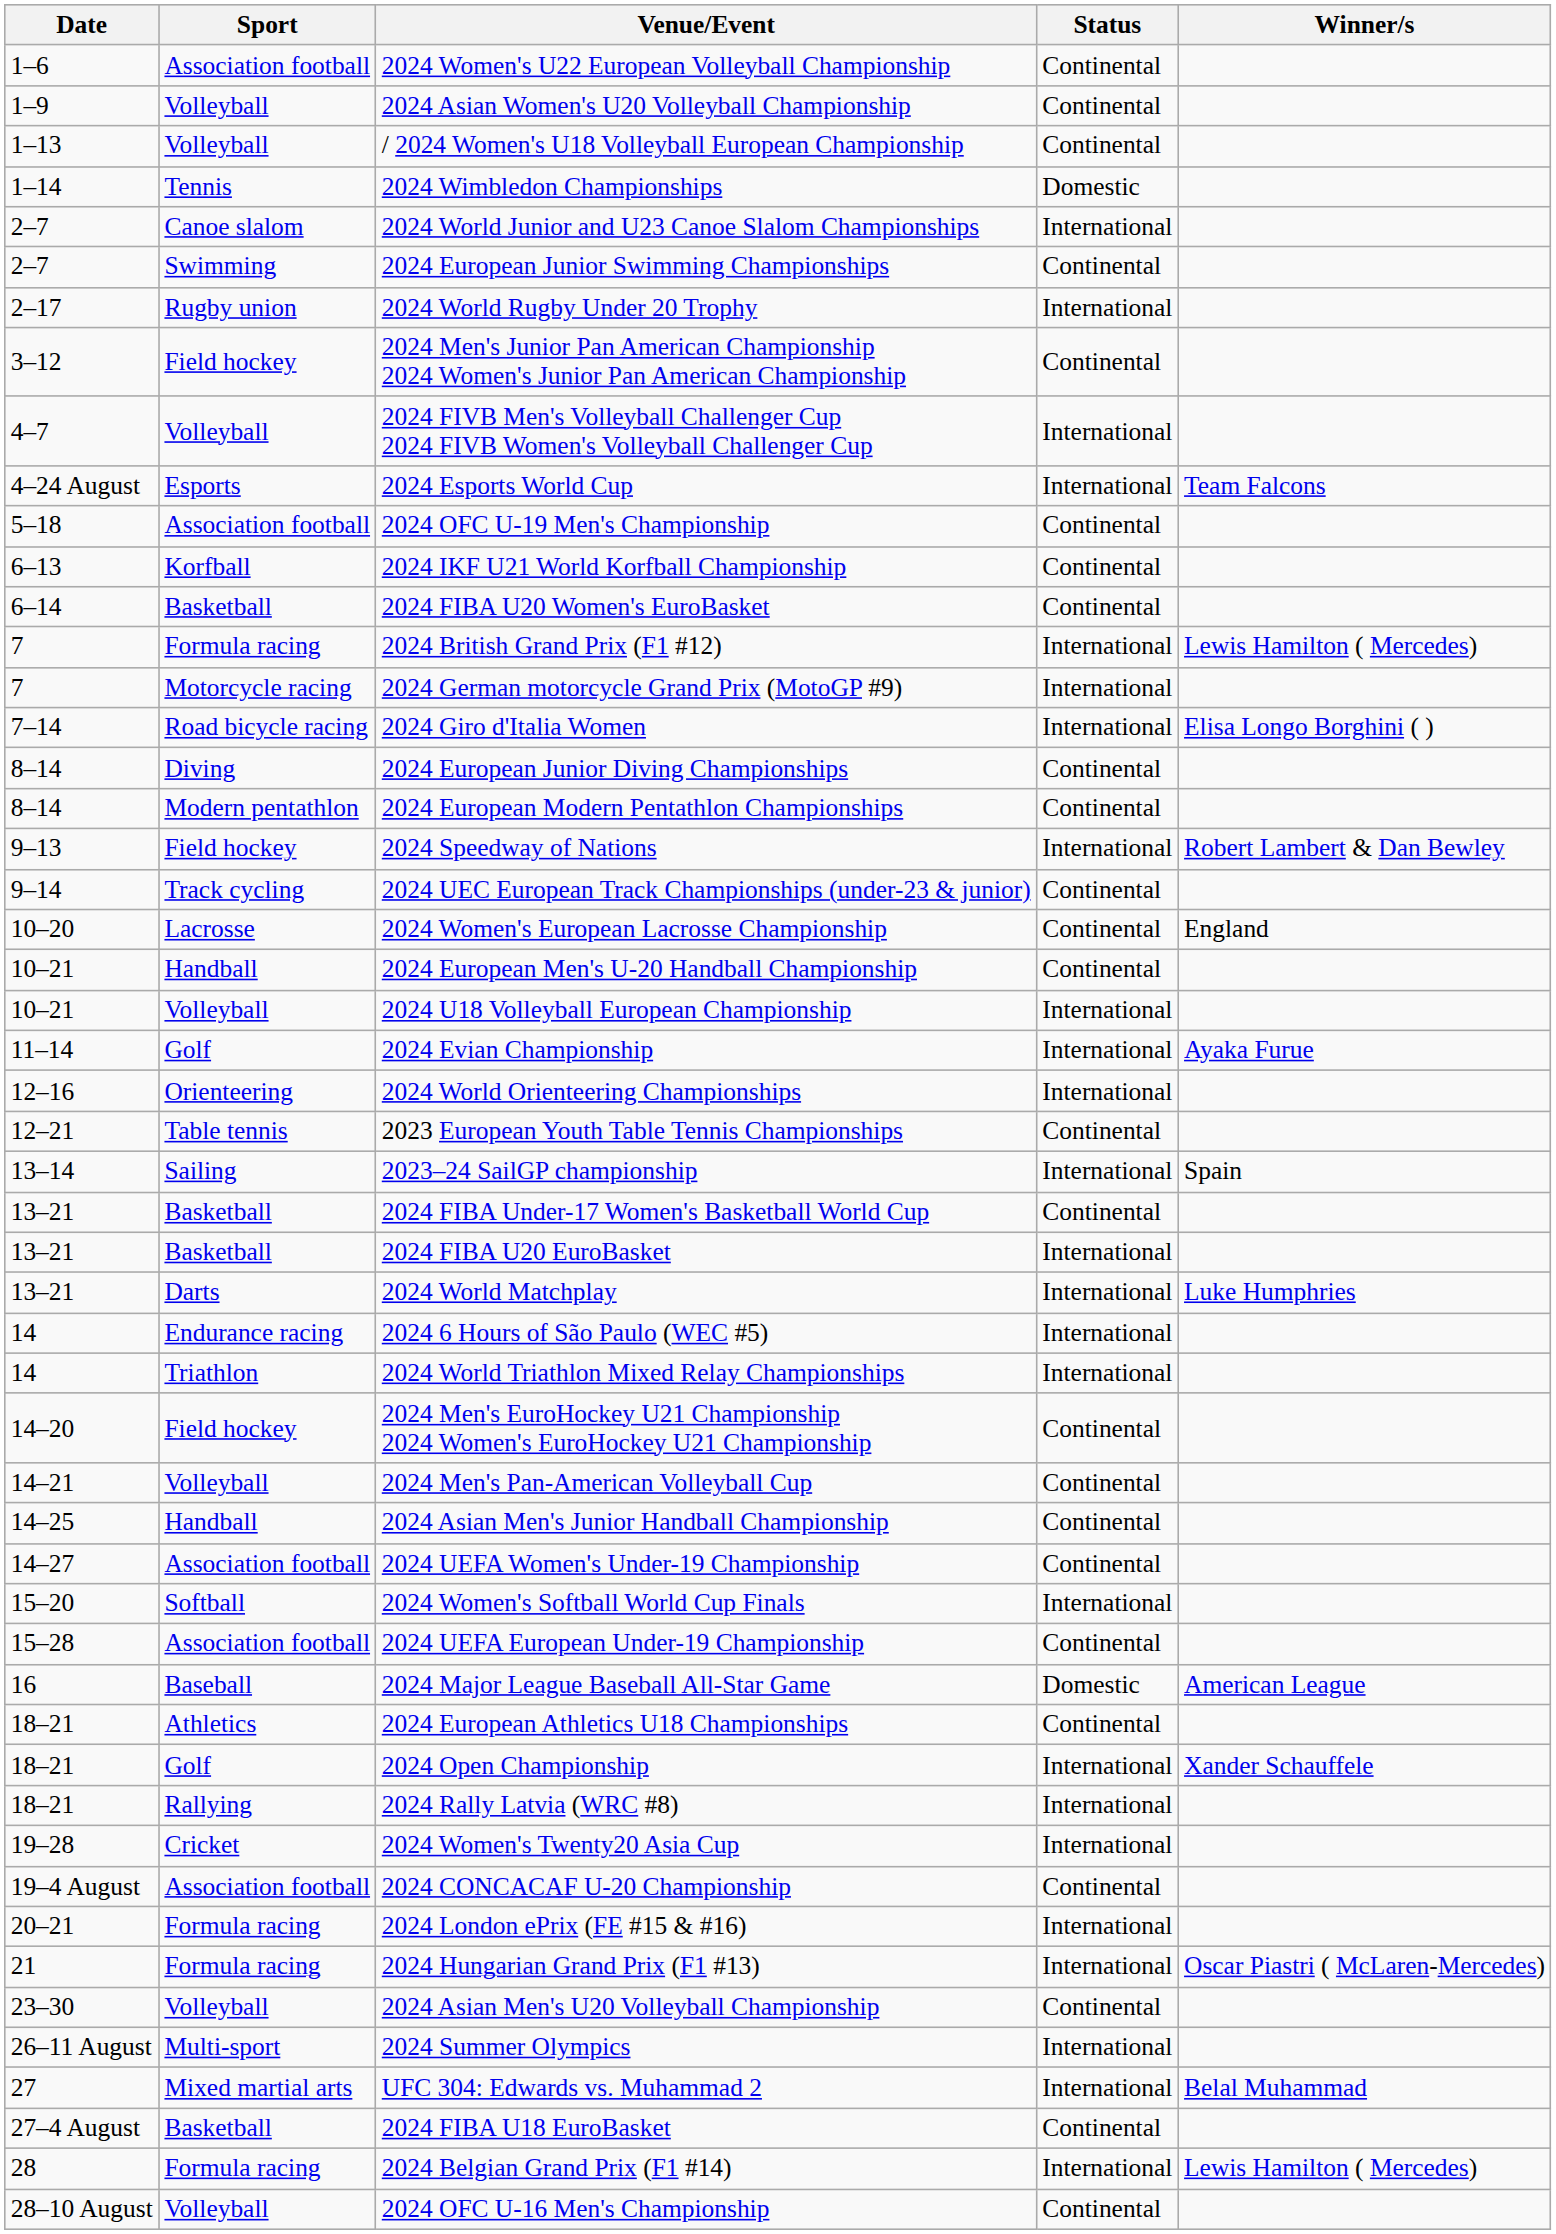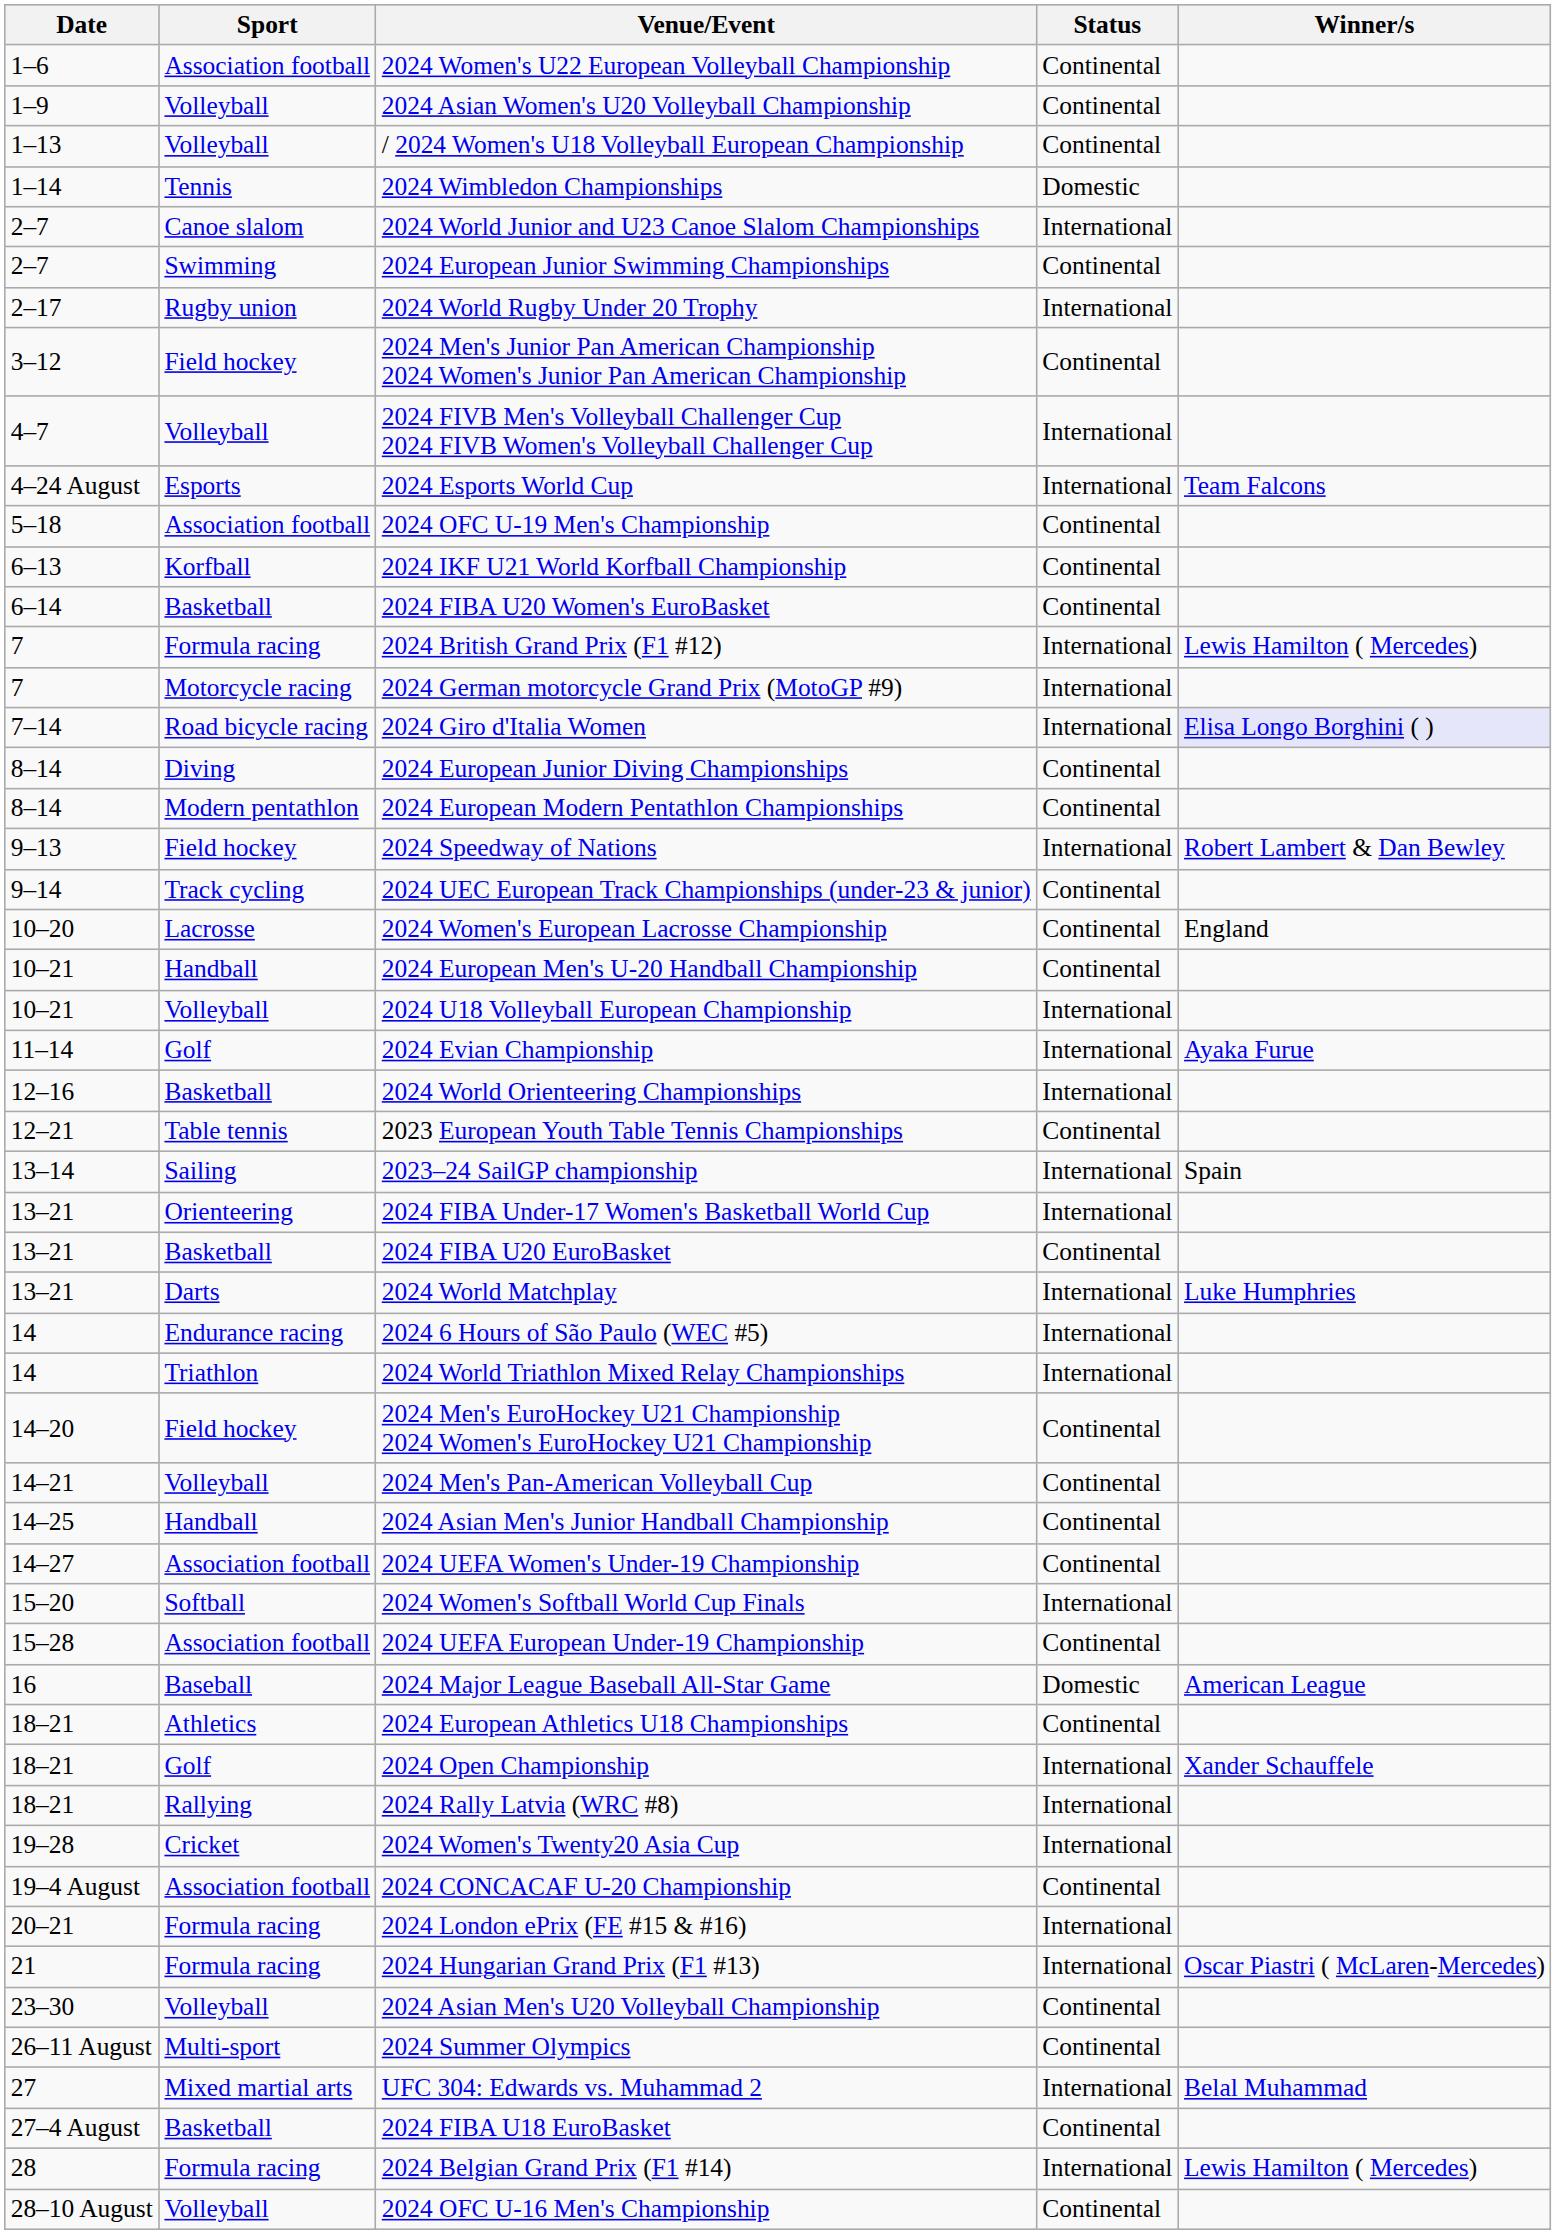(1309, 727) no background -> (1309, 727) lavender background
(229, 1090) Orienteering -> (218, 1090) Basketball
(218, 1211) Basketball -> (229, 1211) Orienteering
(1102, 1211) Continental -> (1107, 1211) International
(1107, 1251) International -> (1102, 1251) Continental
(1107, 2047) International -> (1102, 2047) Continental
